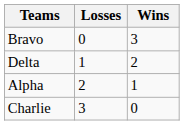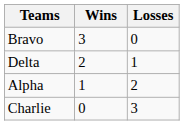columns swapped: (153, 16) <-> (101, 16)
